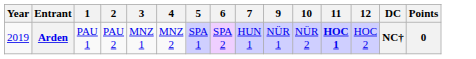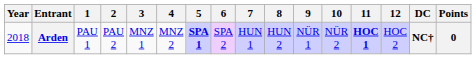+ column: (279, 13)
(18, 37) 2019 -> (18, 37) 2018
(198, 37) normal -> (199, 37) bold
